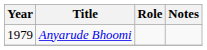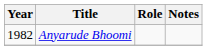(20, 34) 1979 -> (20, 34) 1982
